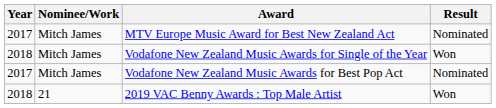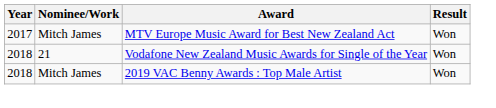(461, 34) Nominated -> (444, 34) Won
(70, 53) Mitch James -> (44, 53) 21
- row: (264, 73)
(44, 93) 21 -> (70, 73) Mitch James
